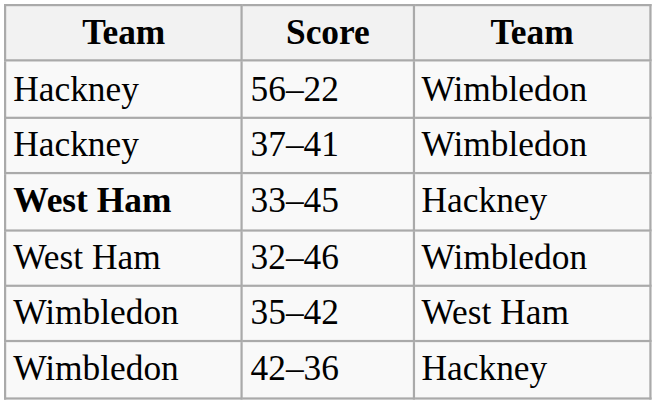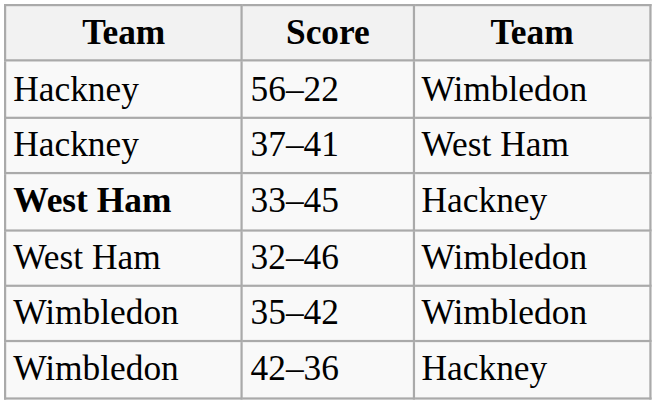(504, 144) Wimbledon -> (495, 144) West Ham
(495, 312) West Ham -> (504, 312) Wimbledon
